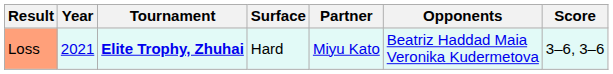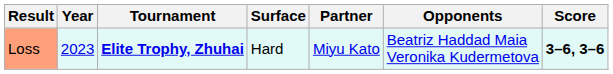(78, 48) 2021 -> (78, 48) 2023
(575, 48) normal -> (575, 48) bold
